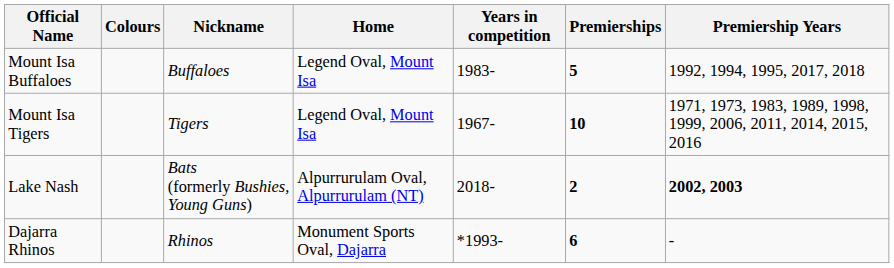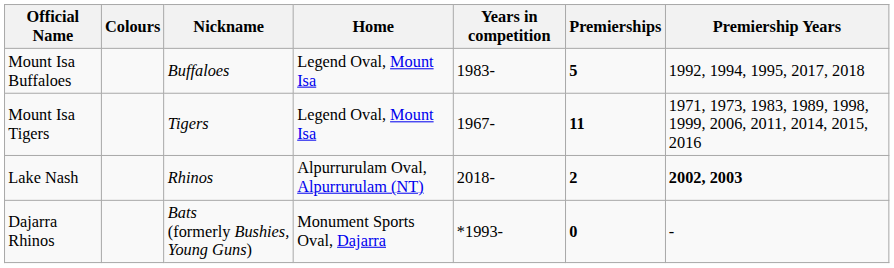(577, 124) 10 -> (577, 124) 11
(229, 186) Bats (formerly Bushies, Young Guns) -> (190, 177) Rhinos
(190, 240) Rhinos -> (229, 231) Bats (formerly Bushies, Young Guns)
(573, 240) 6 -> (573, 231) 0
